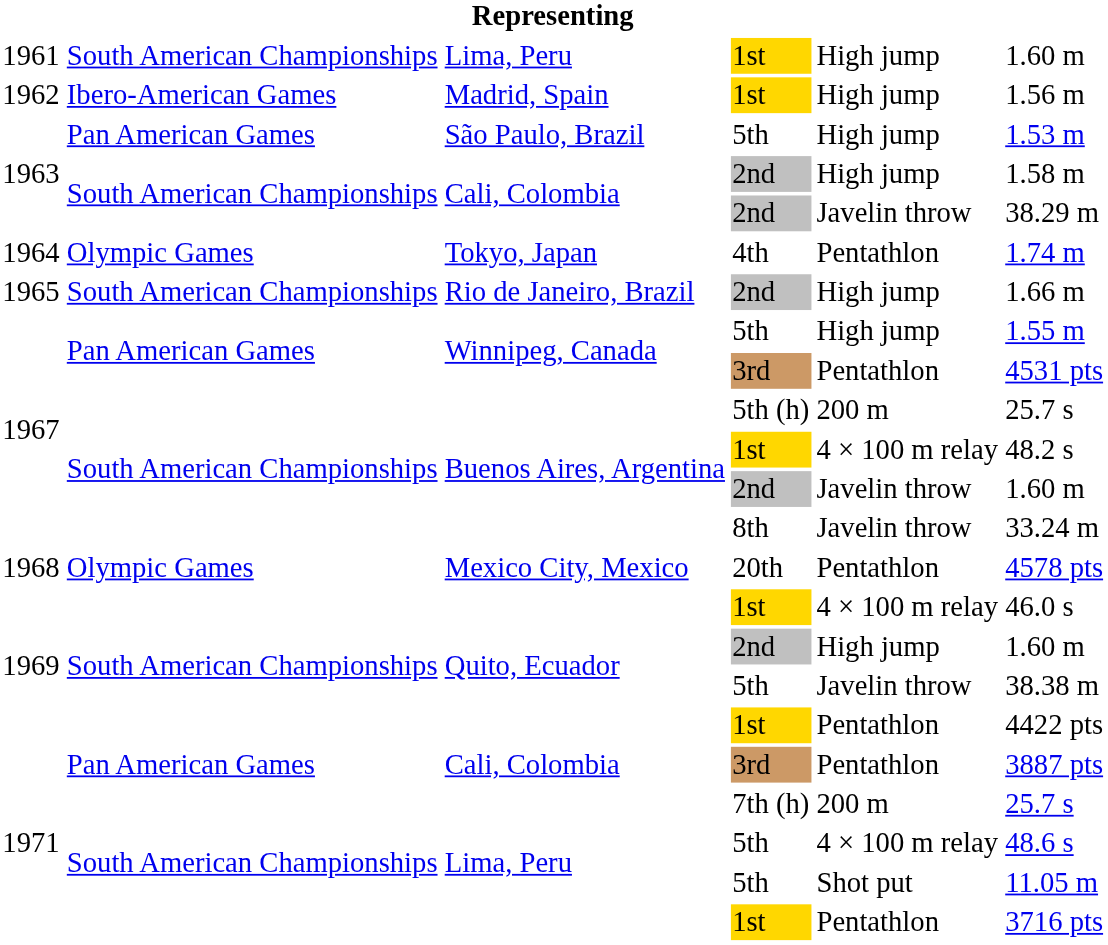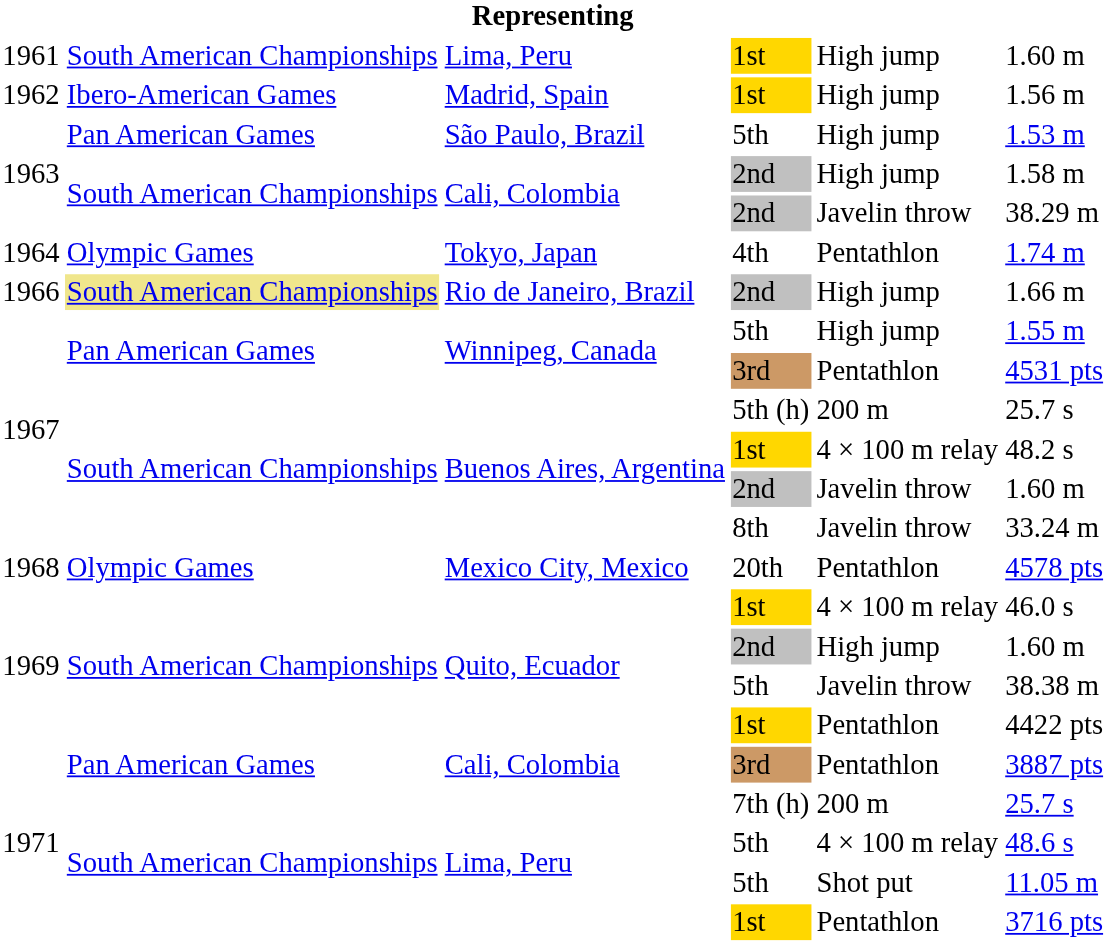(31, 291) 1965 -> (31, 291) 1966
(252, 291) no background -> (252, 291) khaki background
